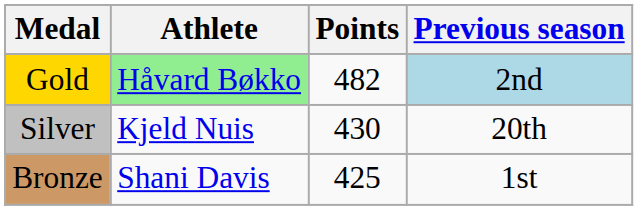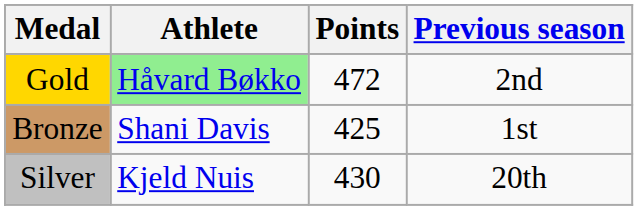(357, 79) 482 -> (357, 79) 472
(519, 79) lightblue background -> (519, 79) no background
rows swapped: (57, 128) <-> (57, 178)
